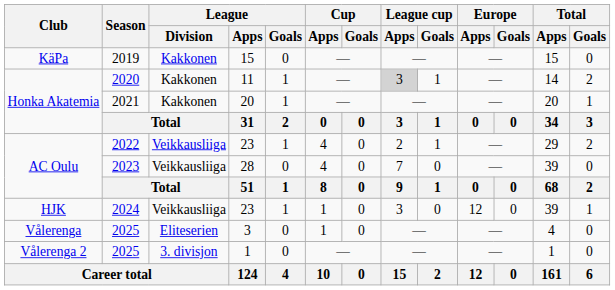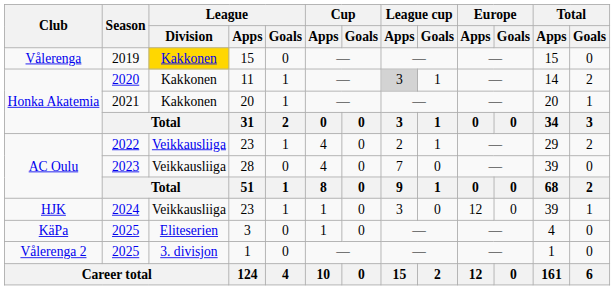(53, 58) KäPa -> (53, 58) Vålerenga
(189, 58) no background -> (189, 58) gold background
(53, 230) Vålerenga -> (53, 230) KäPa
